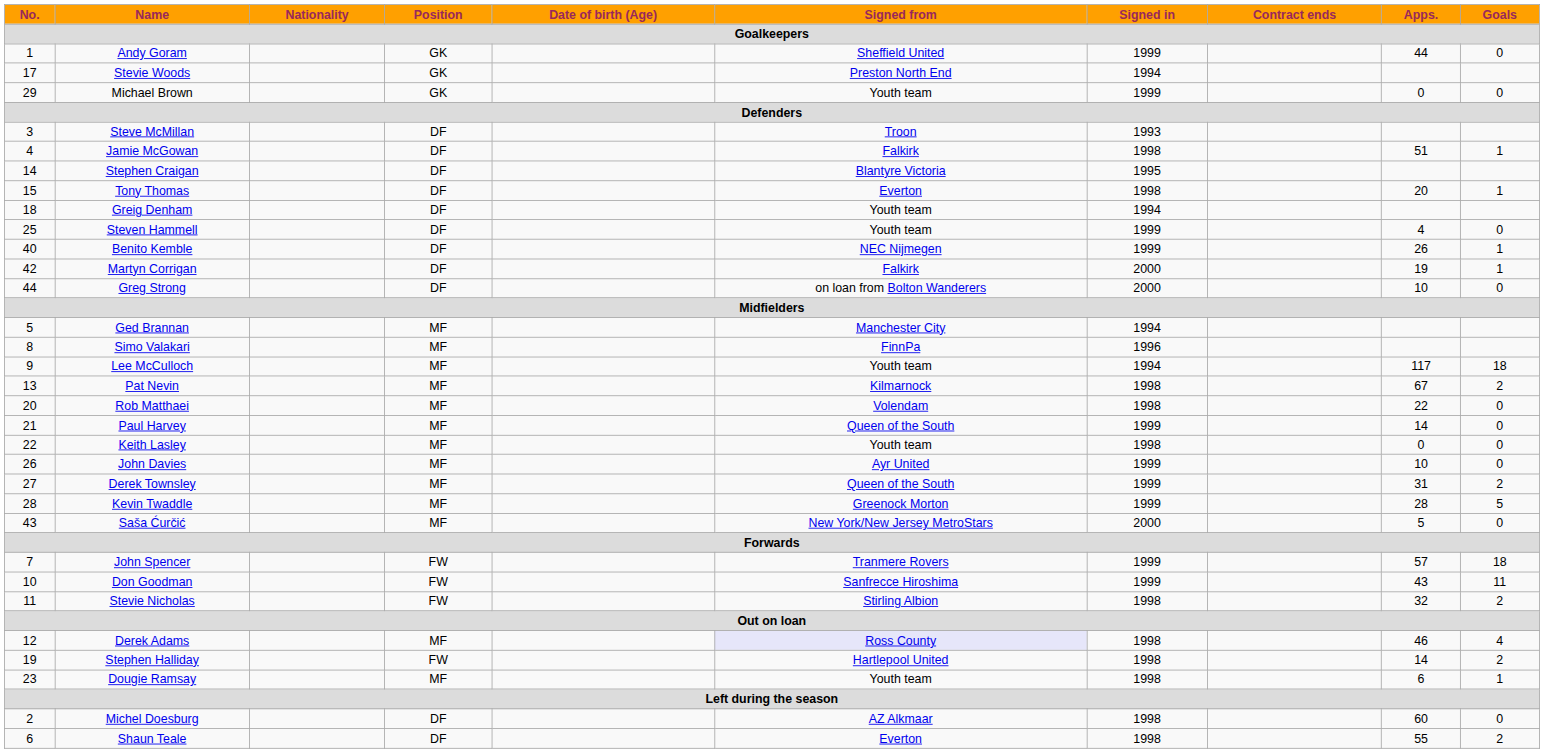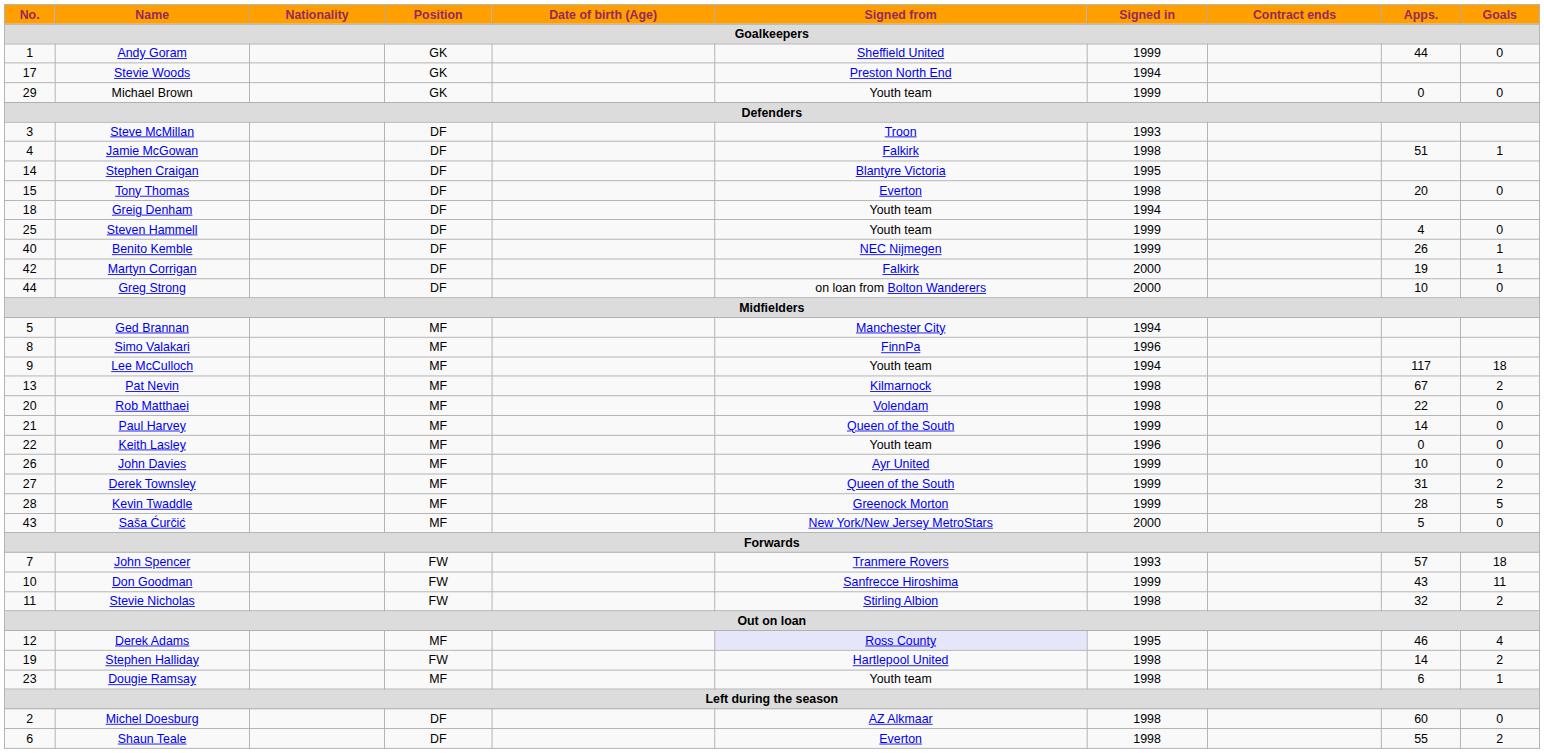(1500, 191) 1 -> (1500, 191) 0
(1147, 445) 1998 -> (1147, 445) 1996
(1147, 562) 1999 -> (1147, 562) 1993
(1147, 641) 1998 -> (1147, 641) 1995
